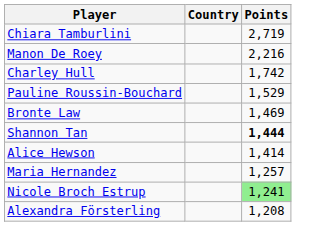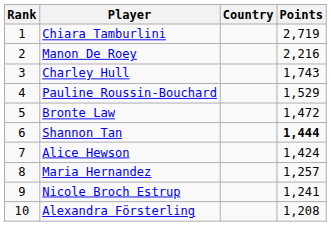+ column: (22, 14)
(266, 73) 1,742 -> (301, 73) 1,743
(266, 113) 1,469 -> (301, 113) 1,472
(266, 152) 1,414 -> (301, 152) 1,424
(266, 192) lightgreen background -> (301, 192) no background
